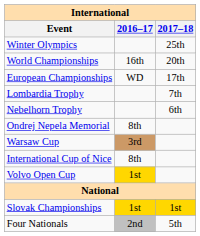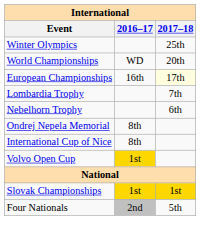(135, 61) 16th -> (135, 61) WD
(135, 77) WD -> (135, 77) 16th
(175, 77) no background -> (175, 77) lightyellow background
- row: (33, 142)
